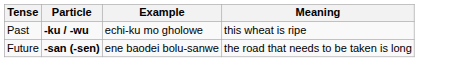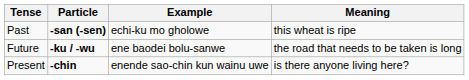(66, 30) -ku / -wu -> (78, 30) -san (-sen)
(72, 48) -san (-sen) -> (72, 48) -ku / -wu
+ row: (26, 65)
